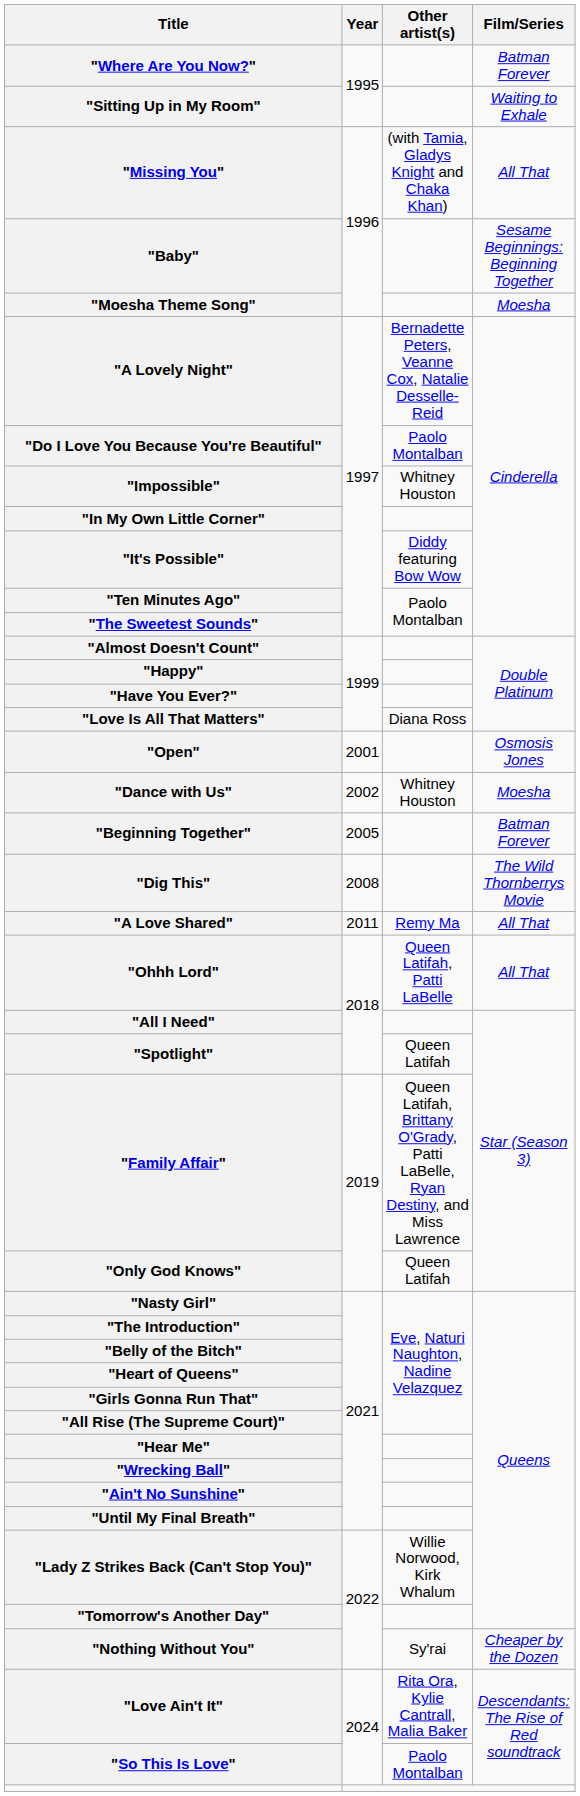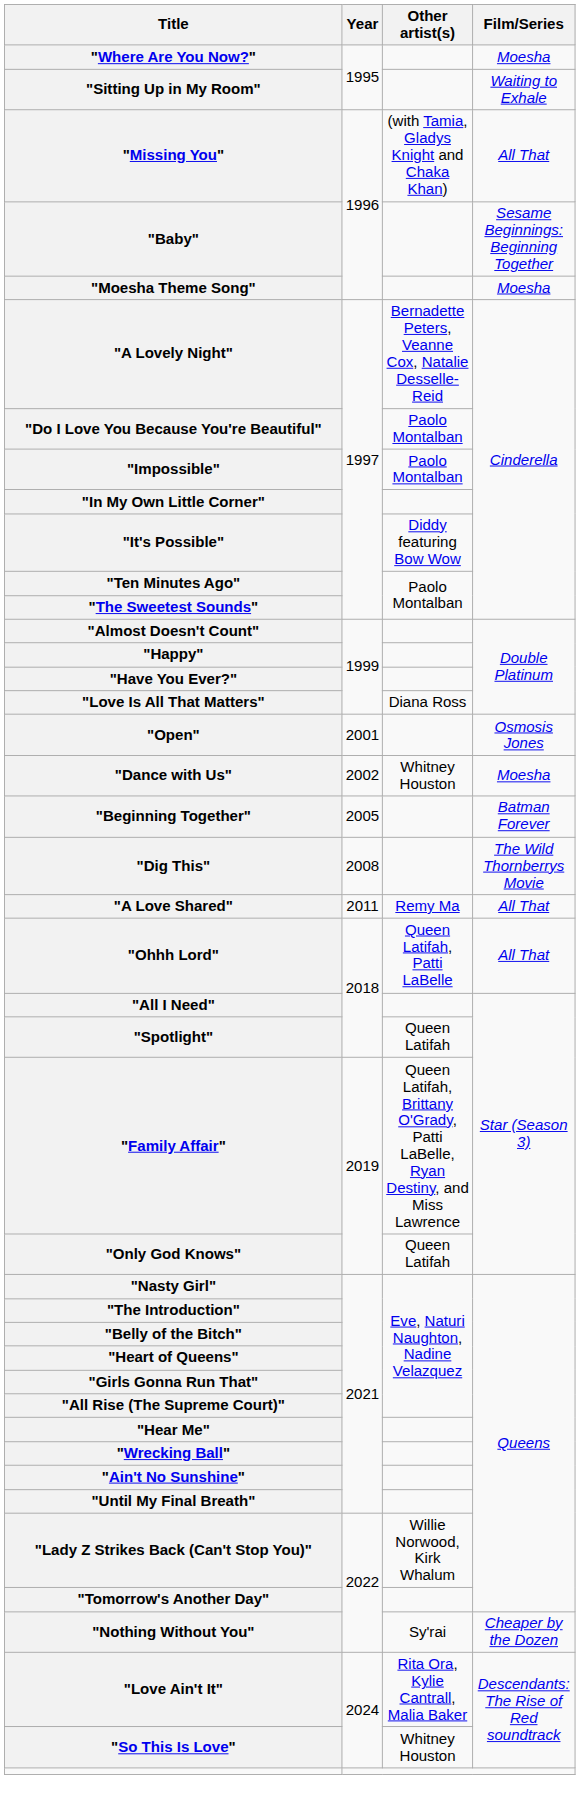(524, 65) Batman Forever -> (524, 57) Moesha
(428, 486) Whitney Houston -> (428, 469) Paolo Montalban
(428, 1764) Paolo Montalban -> (428, 1747) Whitney Houston
